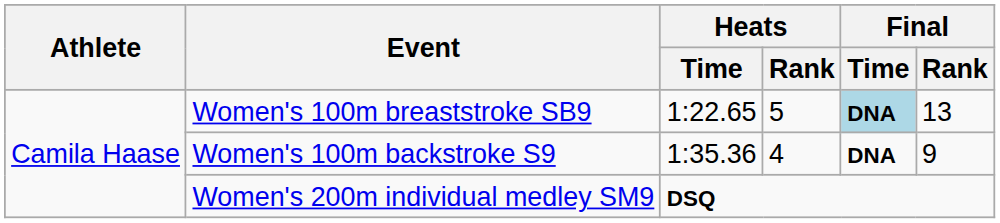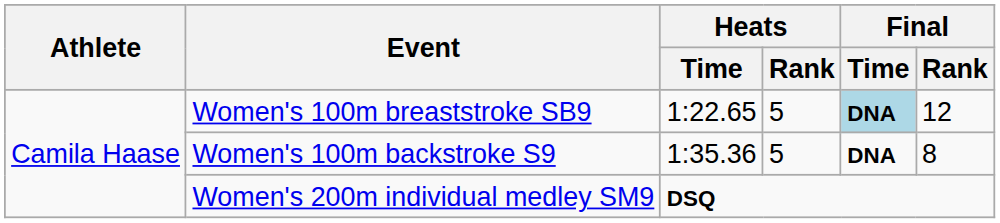(937, 112) 13 -> (937, 112) 12
(777, 154) 4 -> (777, 154) 5
(930, 154) 9 -> (930, 154) 8
